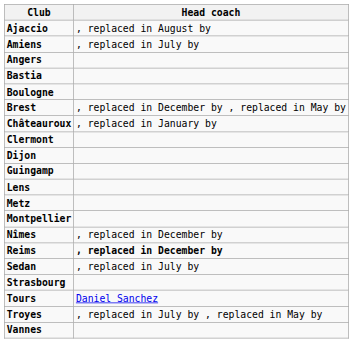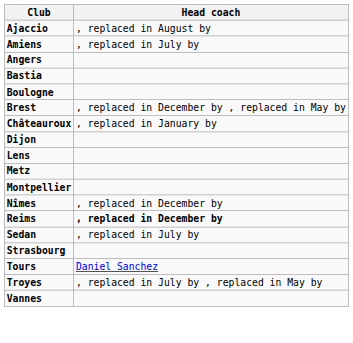- row: (30, 139)
- row: (30, 171)
